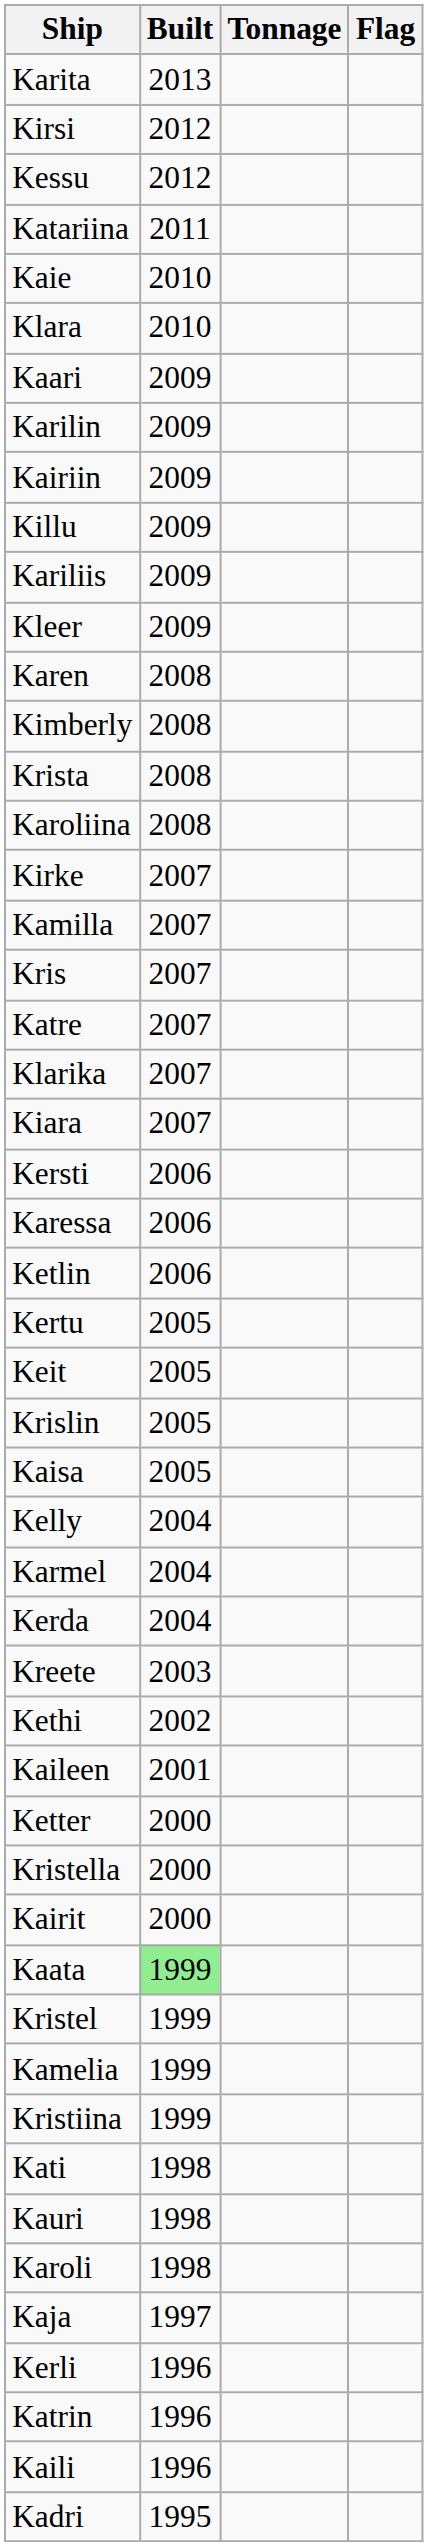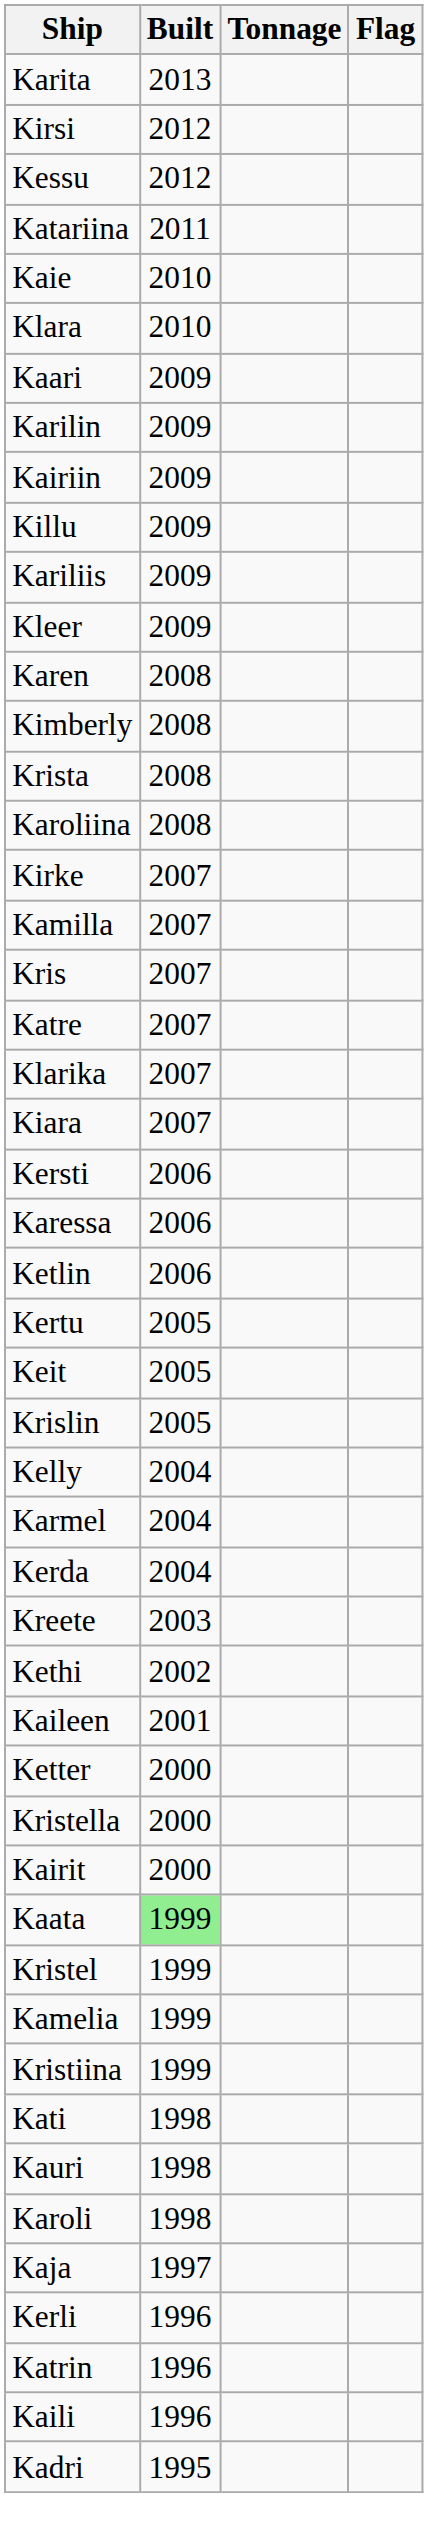- row: (48, 1471)
